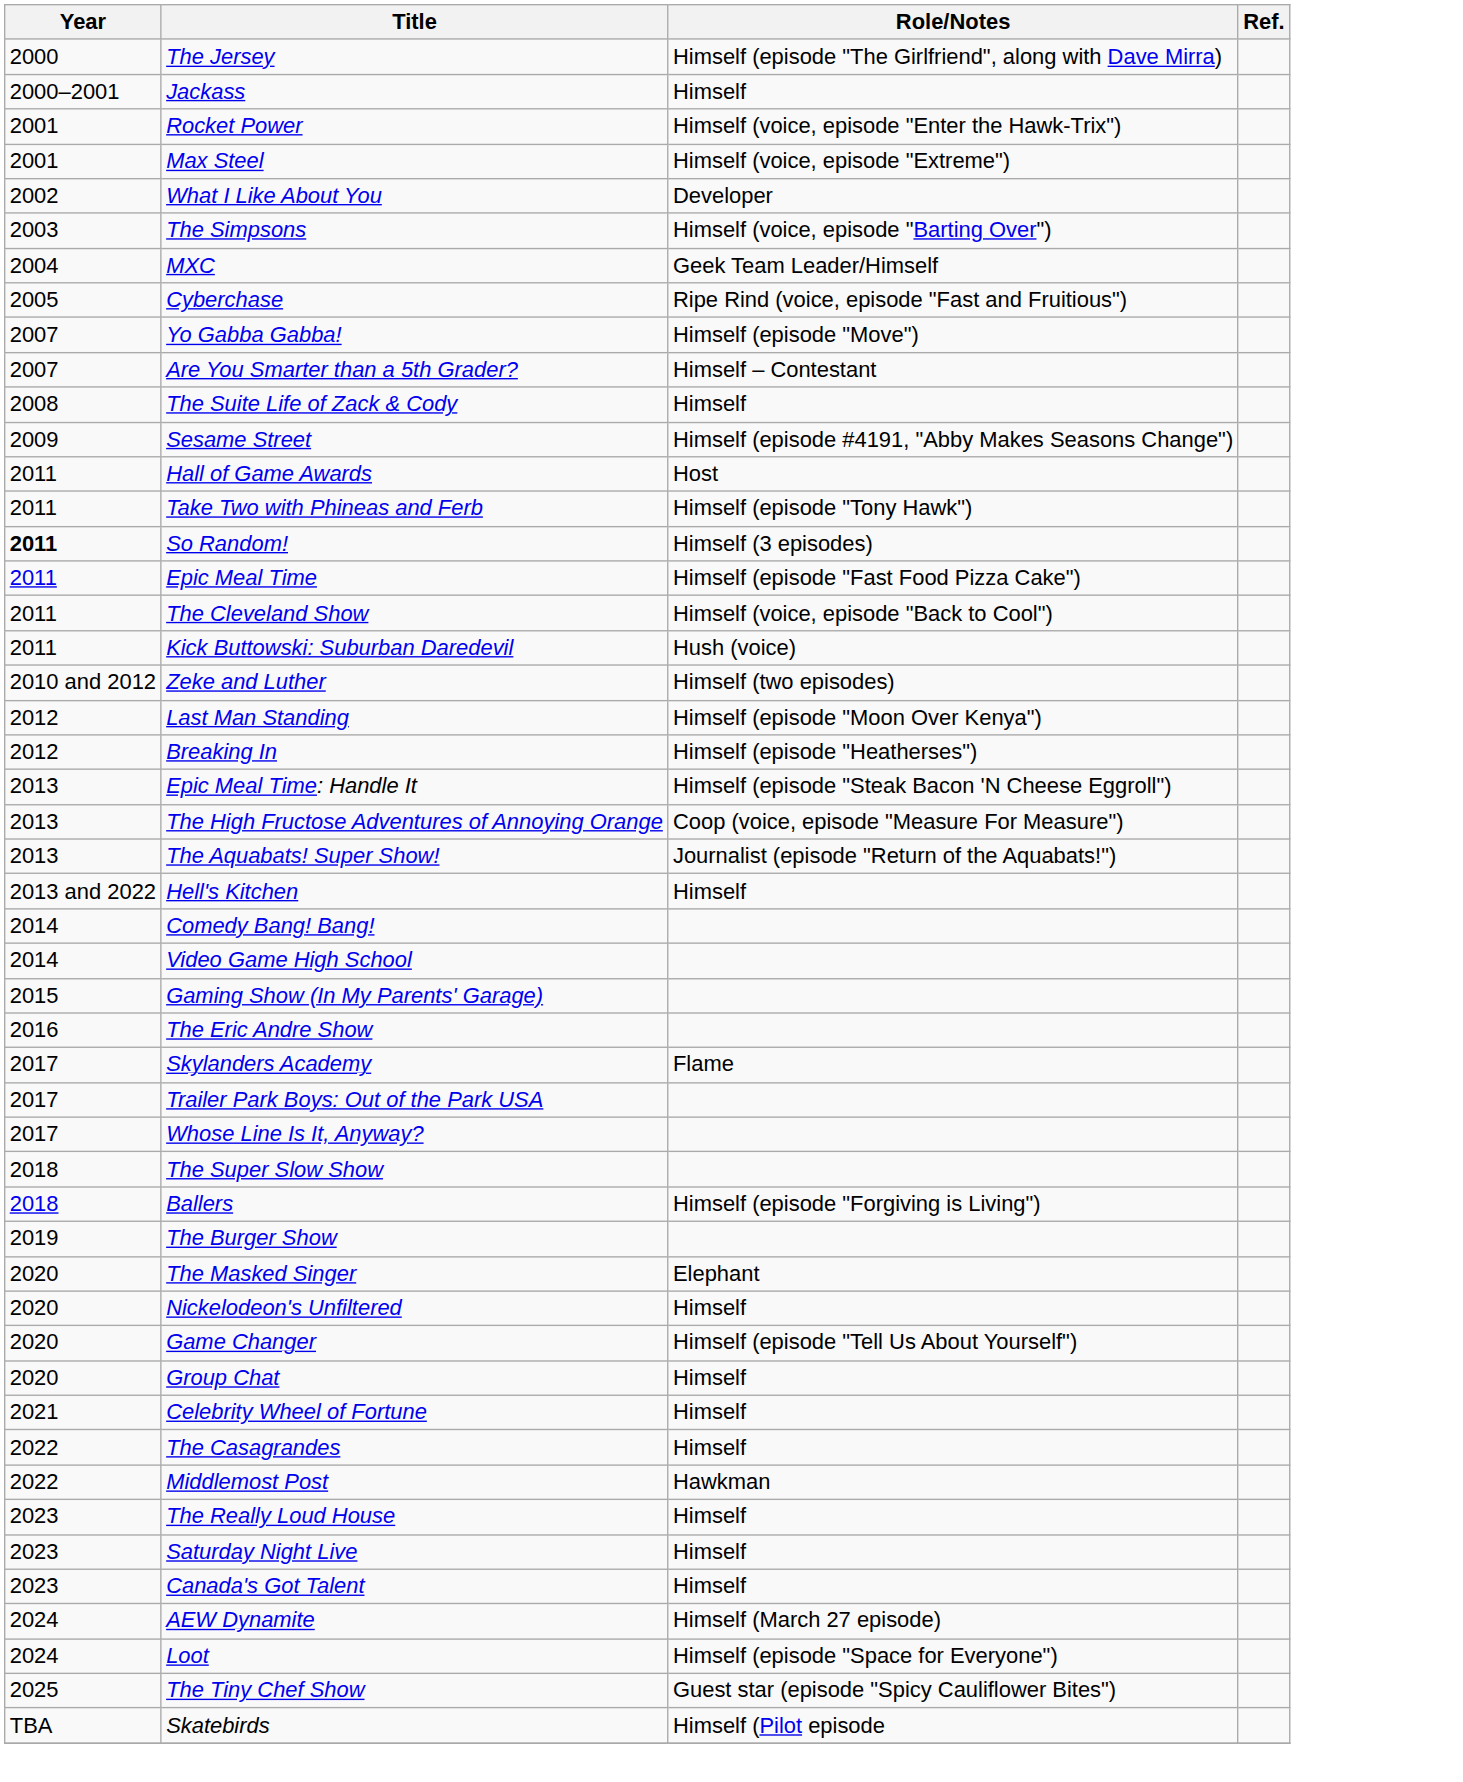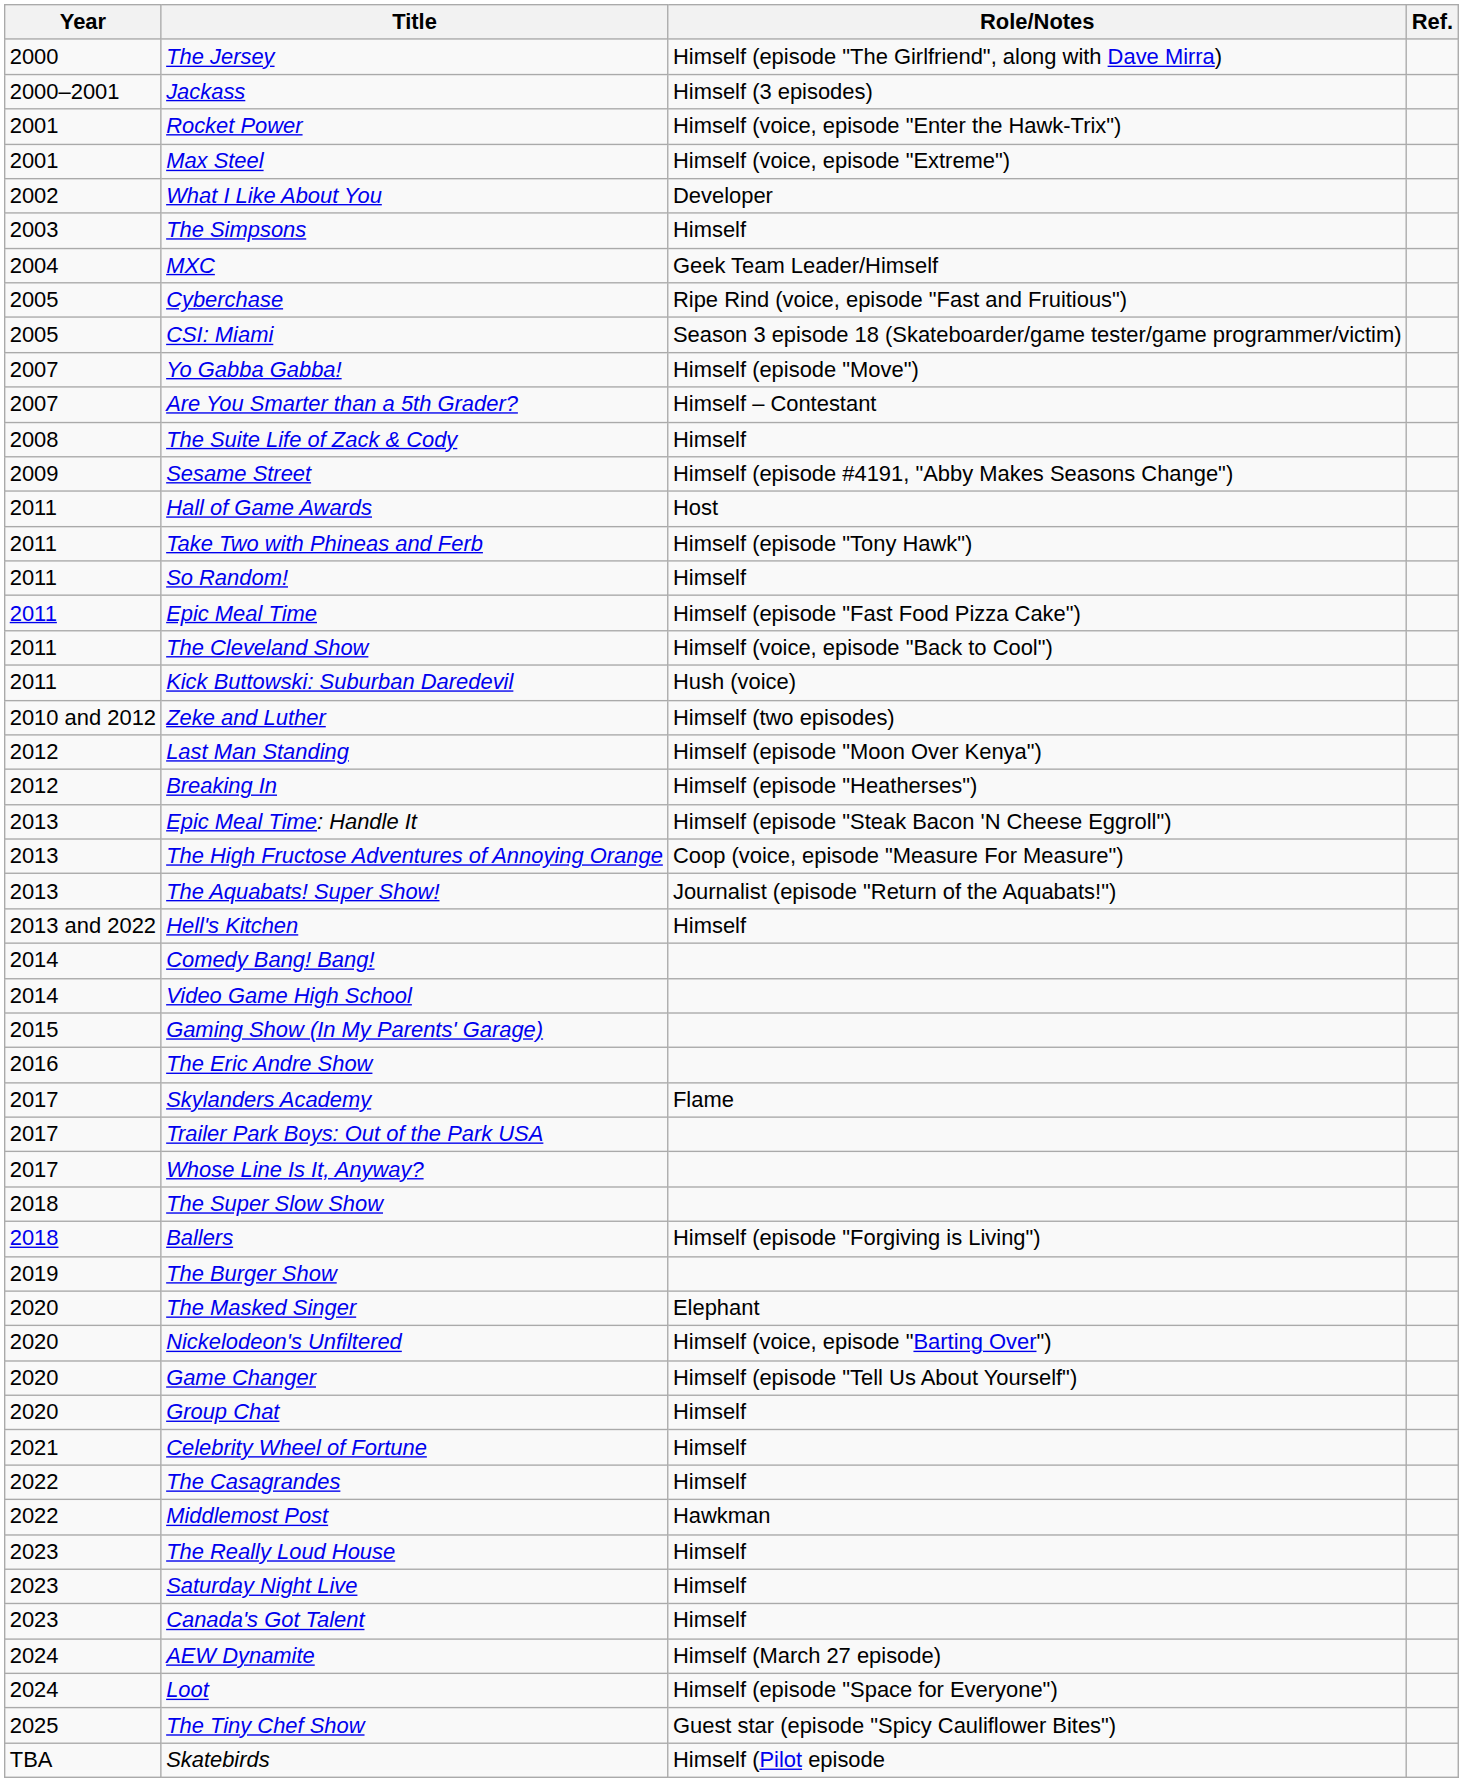(710, 91) Himself -> (773, 91) Himself (3 episodes)
(862, 230) Himself (voice, episode "Barting Over") -> (710, 230) Himself
+ row: (220, 334)
(34, 543) bold -> (33, 578) normal
(773, 543) Himself (3 episodes) -> (710, 578) Himself
(710, 1308) Himself -> (862, 1342) Himself (voice, episode "Barting Over")
